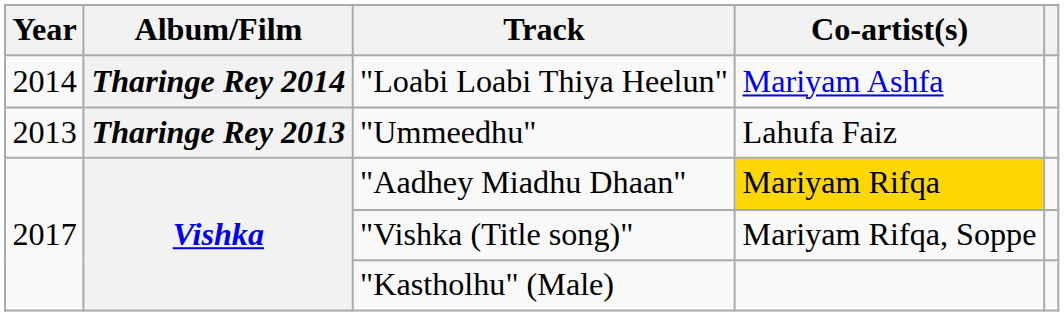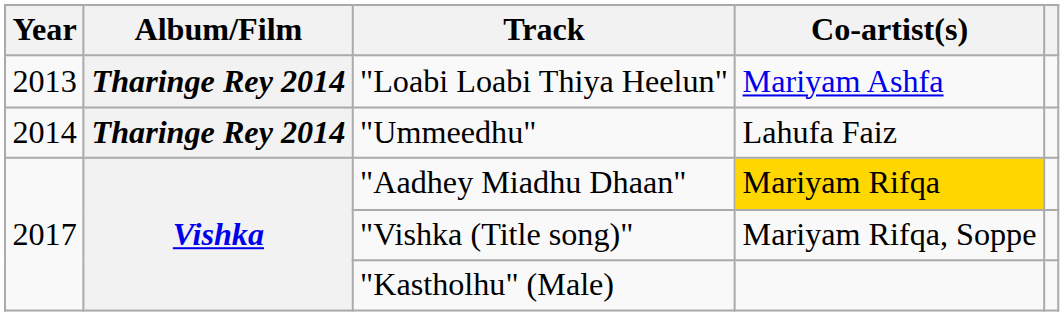(45, 81) 2014 -> (45, 81) 2013
(45, 132) 2013 -> (45, 132) 2014
(218, 132) Tharinge Rey 2013 -> (218, 132) Tharinge Rey 2014
